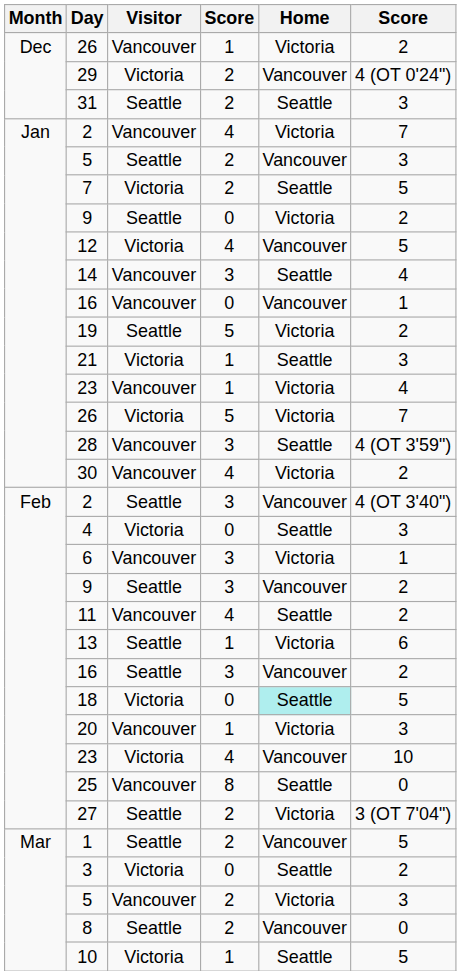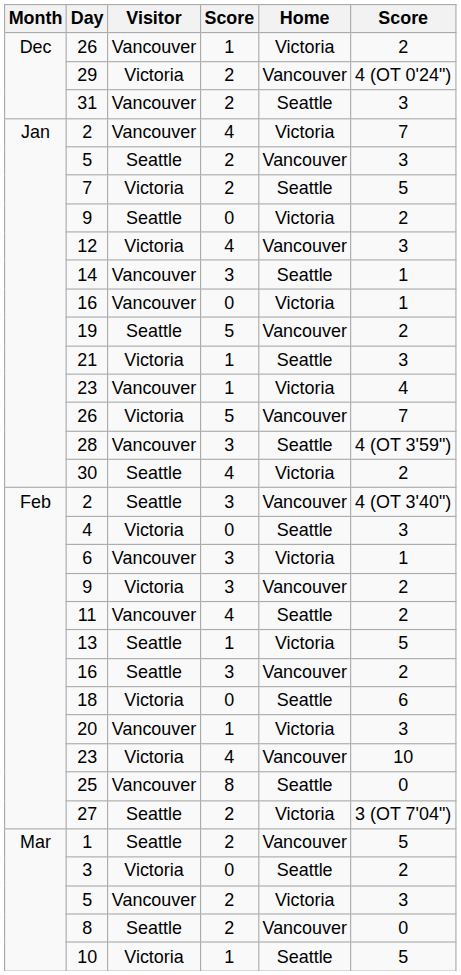(154, 103) Seattle -> (154, 103) Vancouver
(403, 246) 5 -> (403, 246) 3
(403, 274) 4 -> (403, 274) 1
(305, 302) Vancouver -> (305, 302) Victoria
(305, 331) Victoria -> (305, 331) Vancouver
(305, 416) Victoria -> (305, 416) Vancouver
(154, 473) Vancouver -> (154, 473) Seattle
(154, 587) Seattle -> (154, 587) Victoria
(403, 643) 6 -> (403, 643) 5
(305, 700) paleturquoise background -> (305, 700) no background
(403, 700) 5 -> (403, 700) 6
